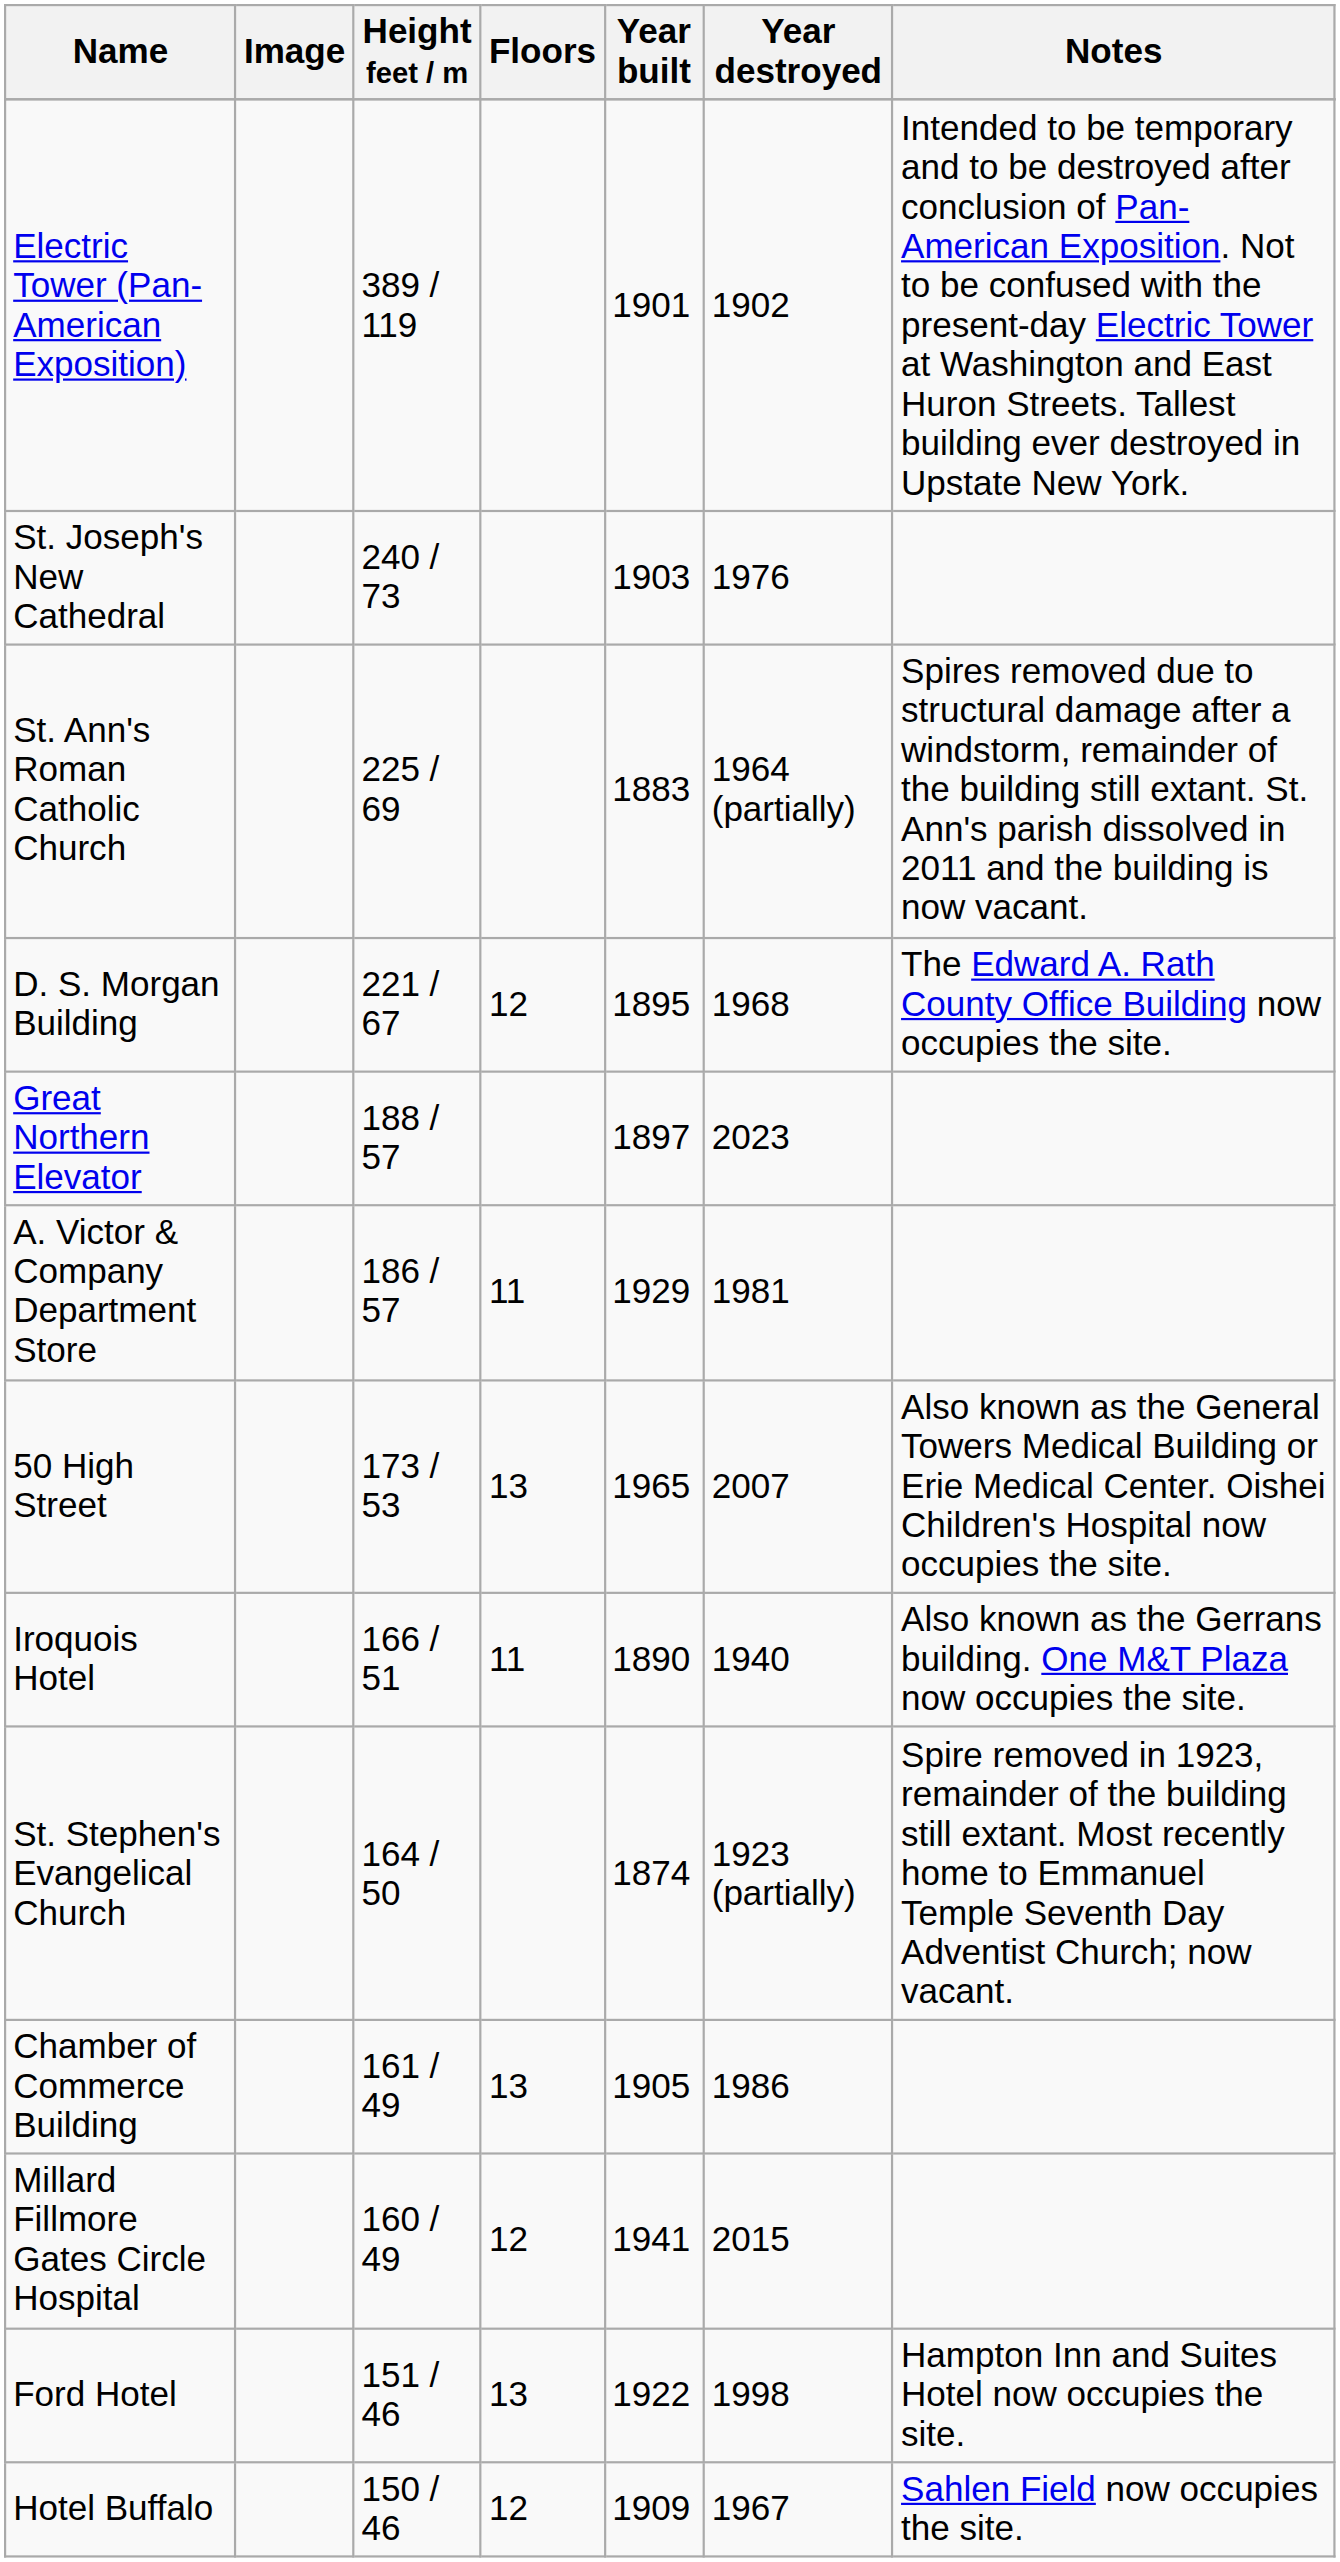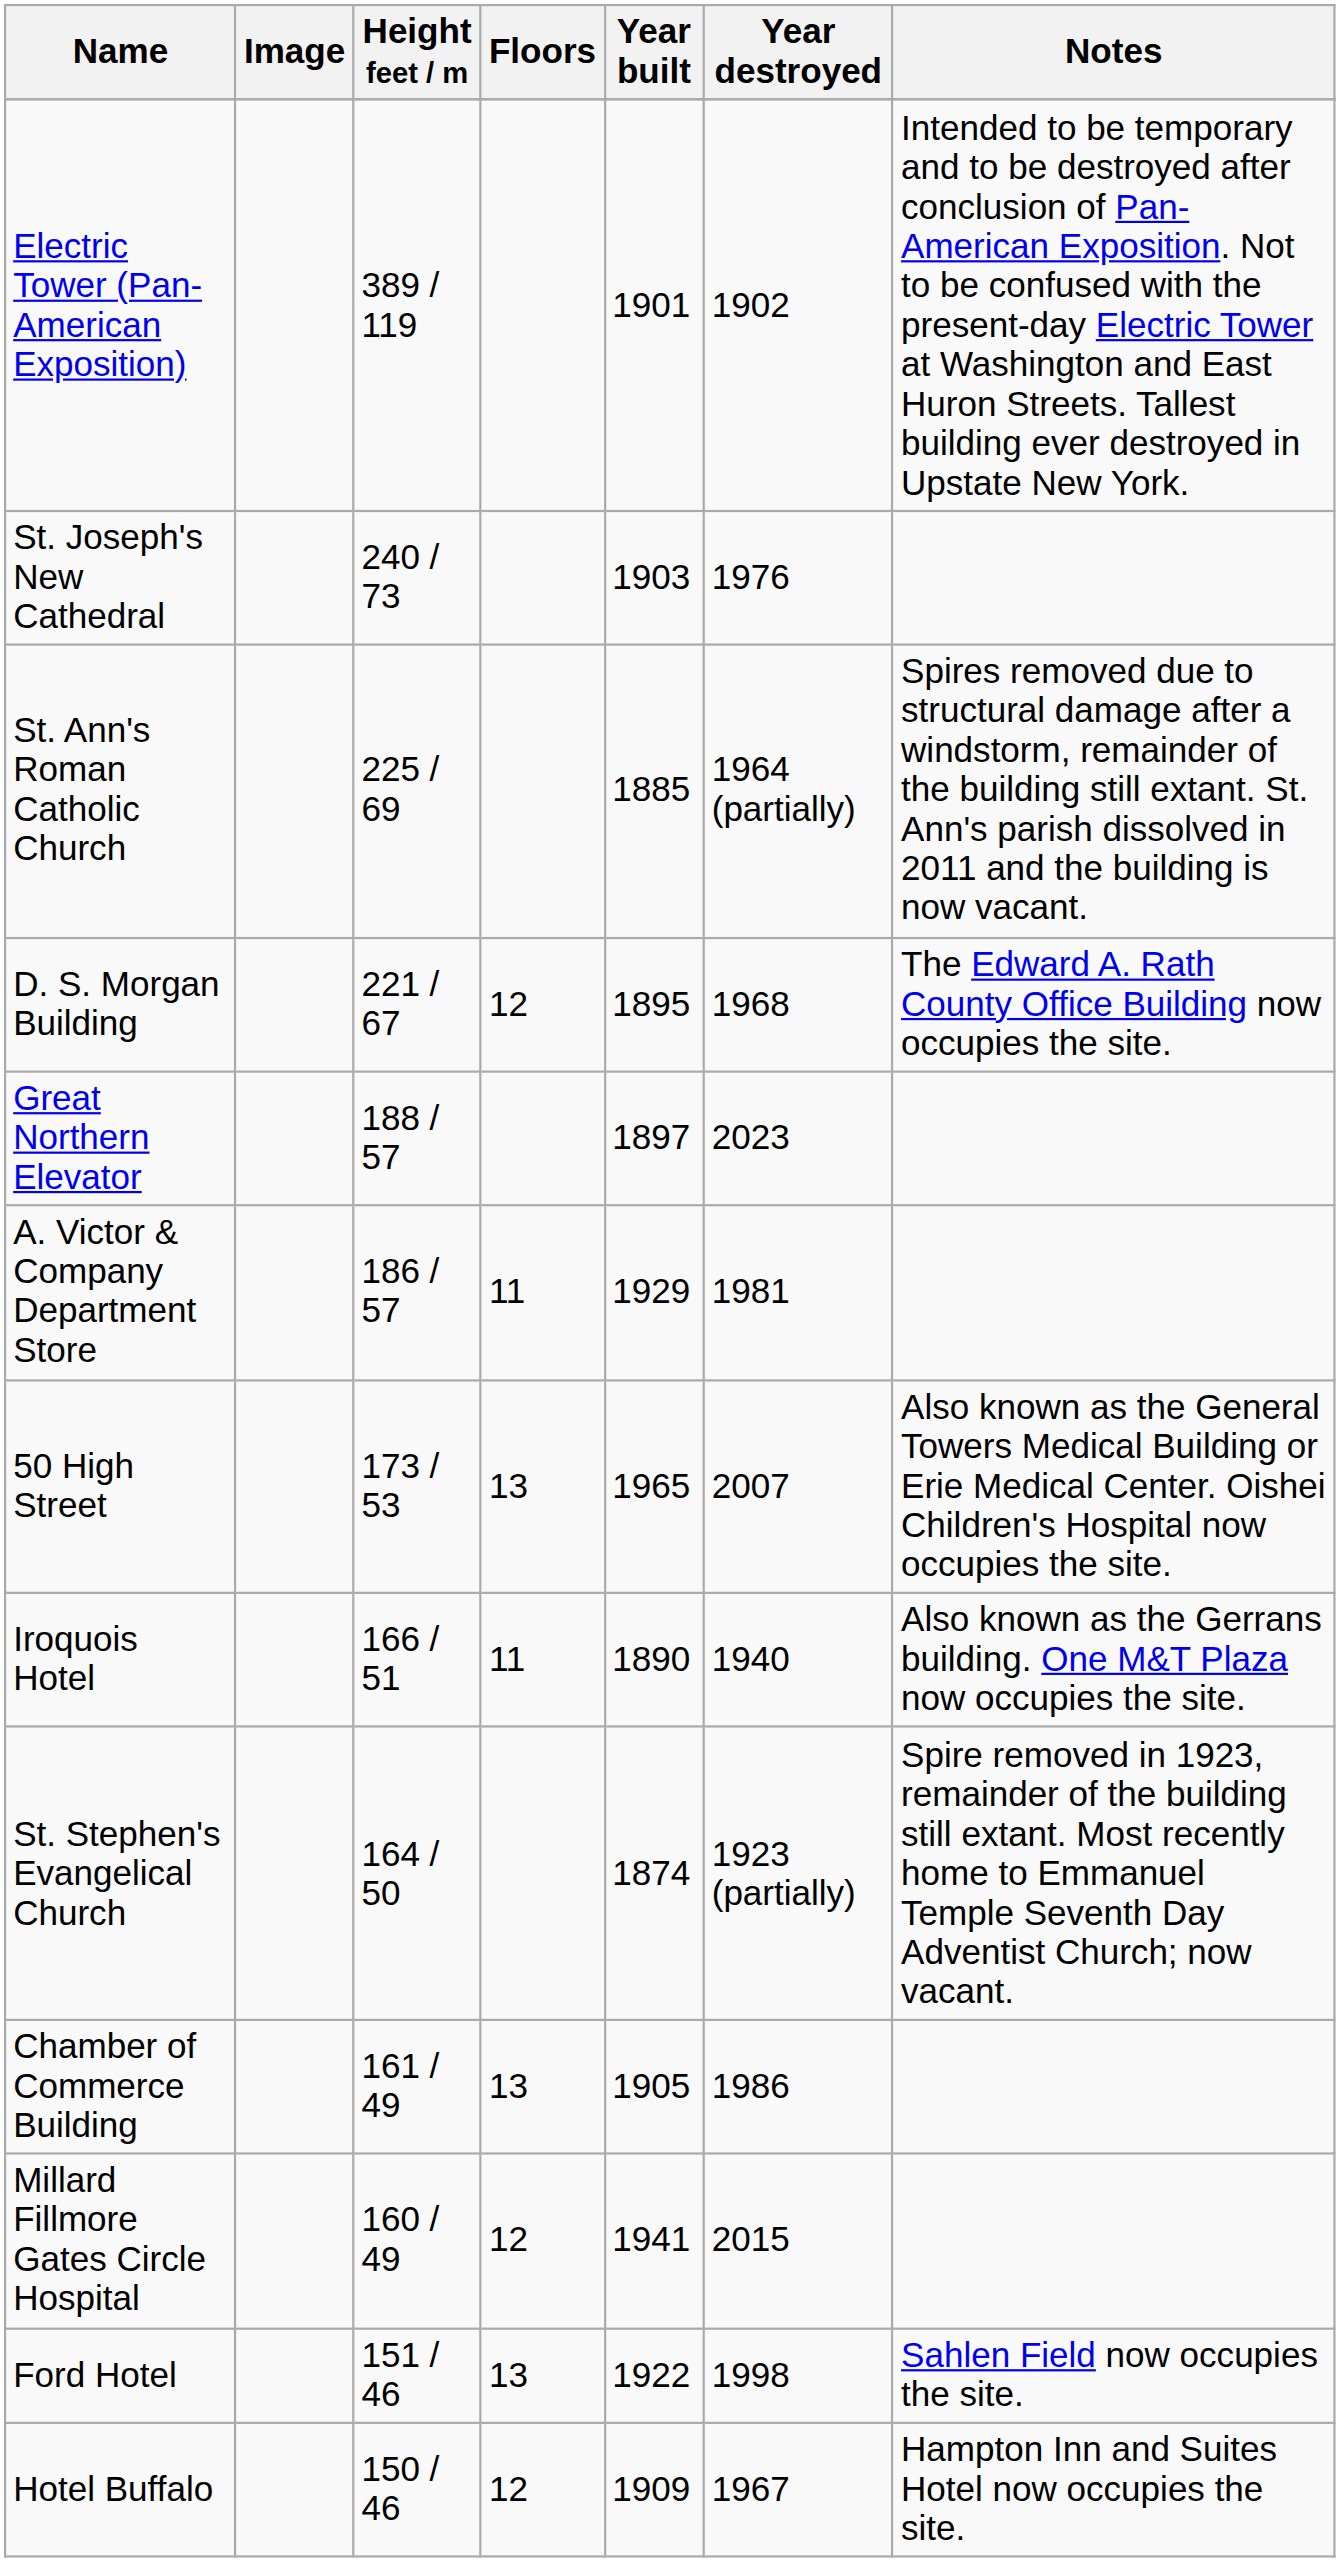(651, 790) 1883 -> (651, 790) 1885
(1089, 2394) Hampton Inn and Suites Hotel now occupies the site. -> (1109, 2374) Sahlen Field now occupies the site.
(1109, 2508) Sahlen Field now occupies the site. -> (1089, 2489) Hampton Inn and Suites Hotel now occupies the site.
